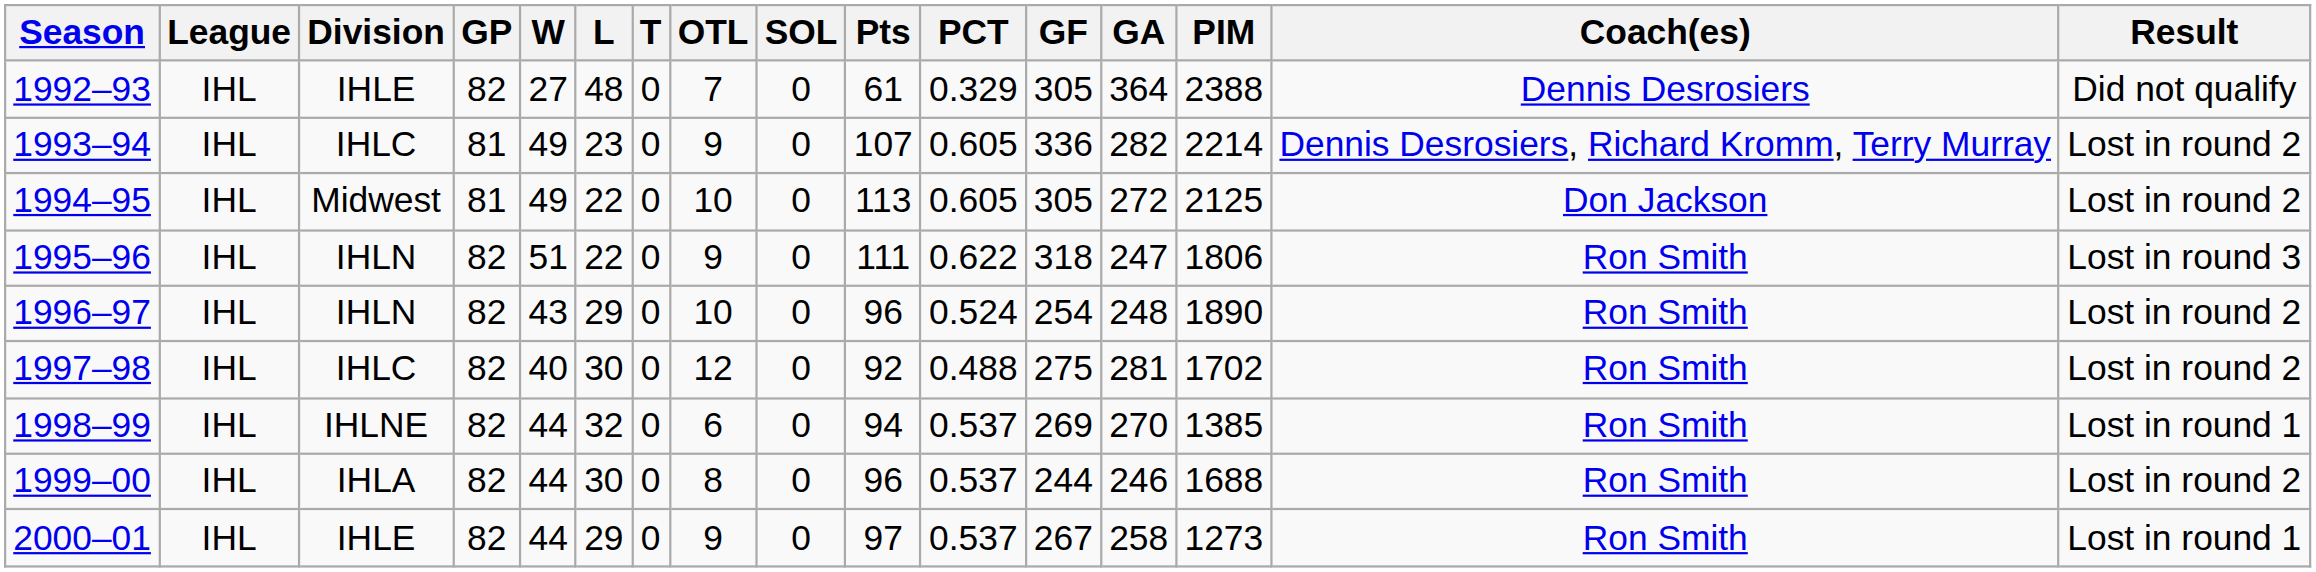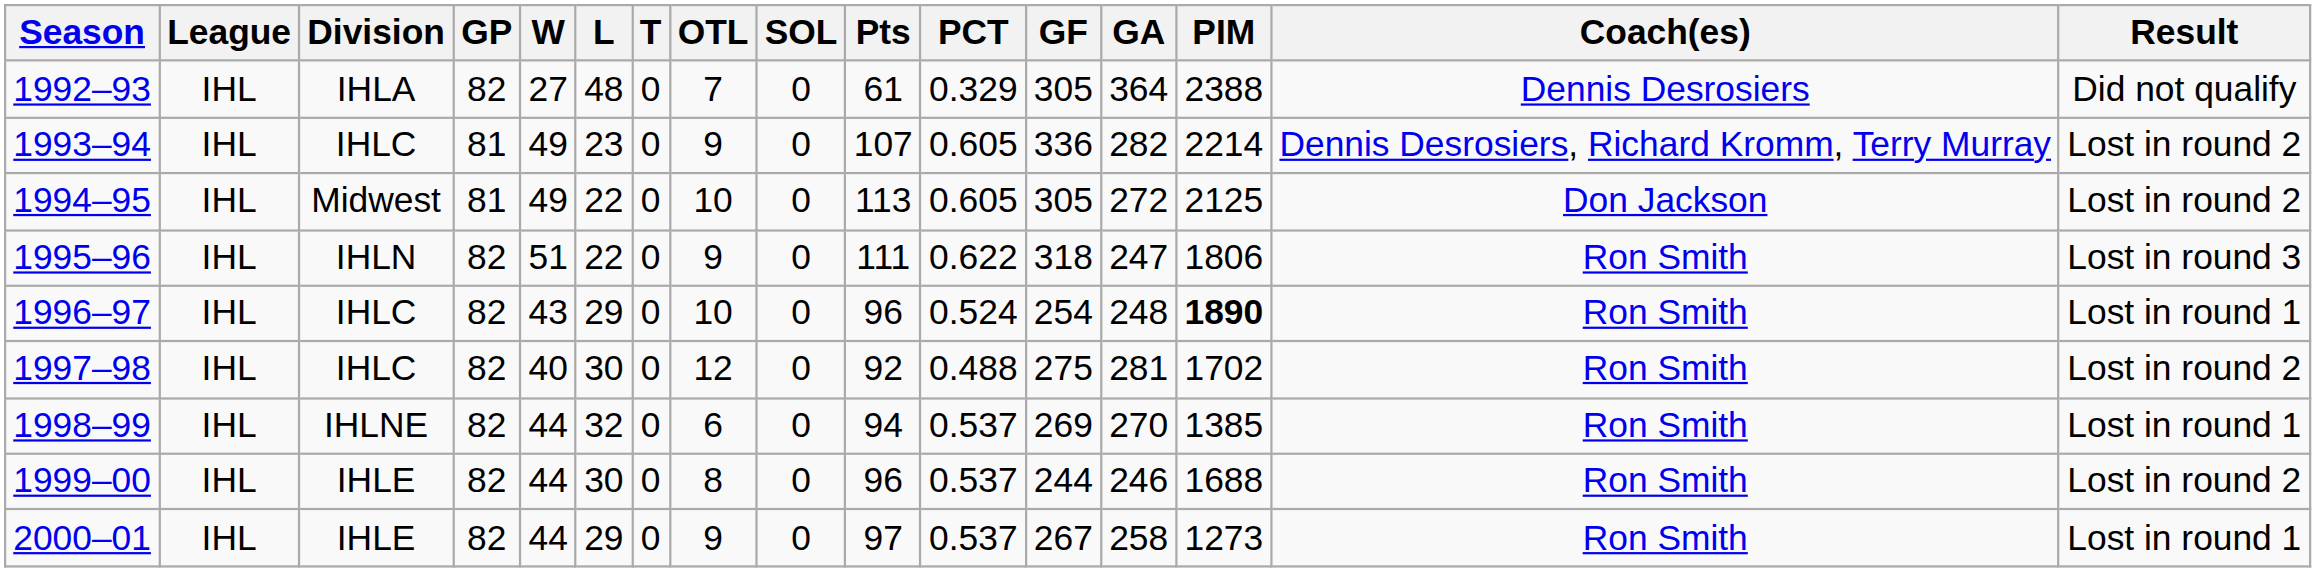(376, 88) IHLE -> (376, 88) IHLA
(376, 312) IHLN -> (376, 312) IHLC
(1224, 312) normal -> (1224, 312) bold
(2184, 312) Lost in round 2 -> (2184, 312) Lost in round 1
(376, 481) IHLA -> (376, 481) IHLE
